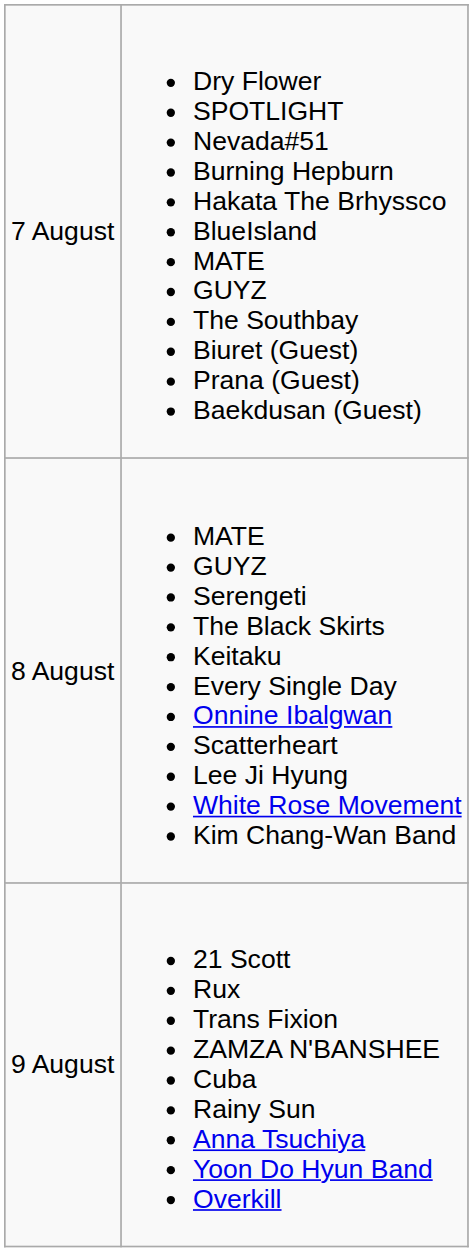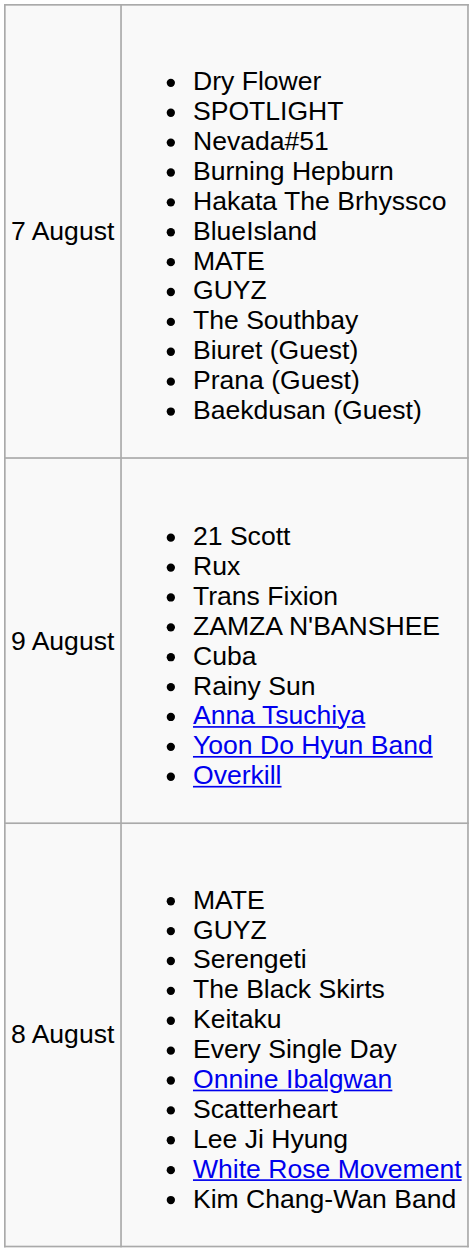rows swapped: (63, 670) <-> (63, 1064)
